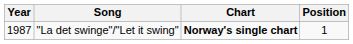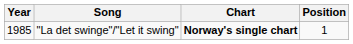(19, 30) 1987 -> (19, 30) 1985
